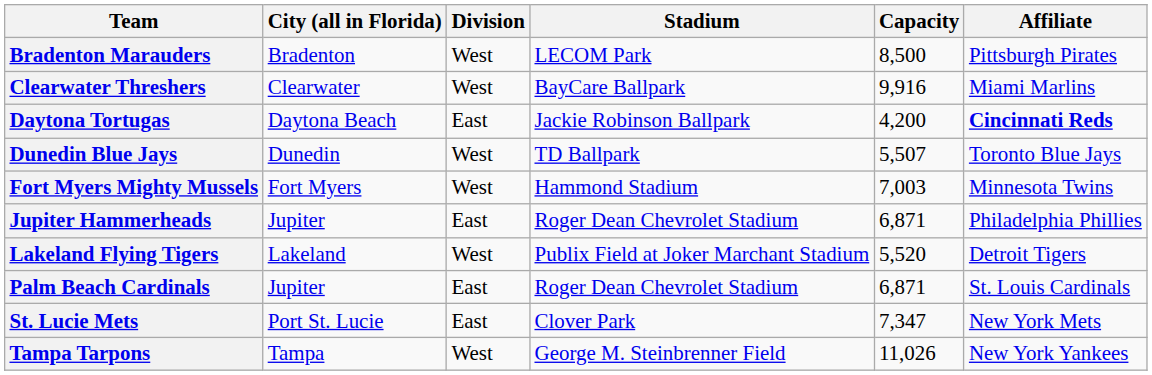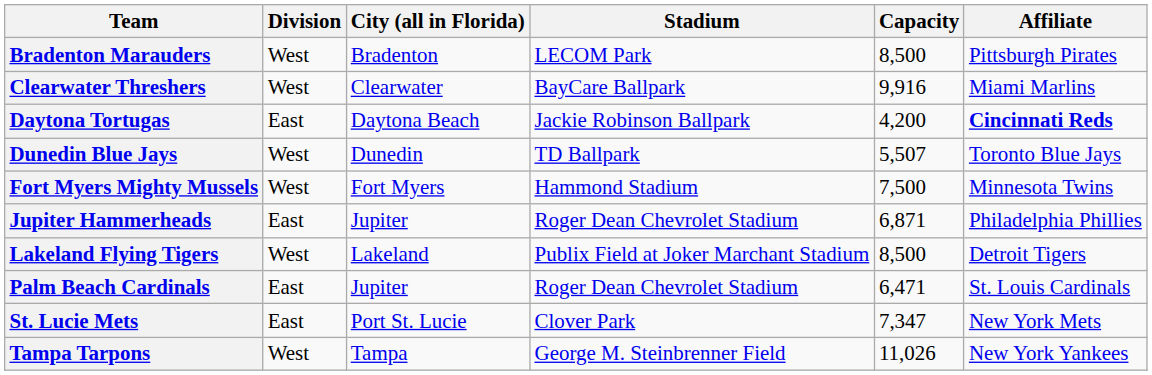columns swapped: (488, 21) <-> (355, 21)
(902, 187) 7,003 -> (902, 187) 7,500
(902, 253) 5,520 -> (902, 253) 8,500
(902, 287) 6,871 -> (902, 287) 6,471
